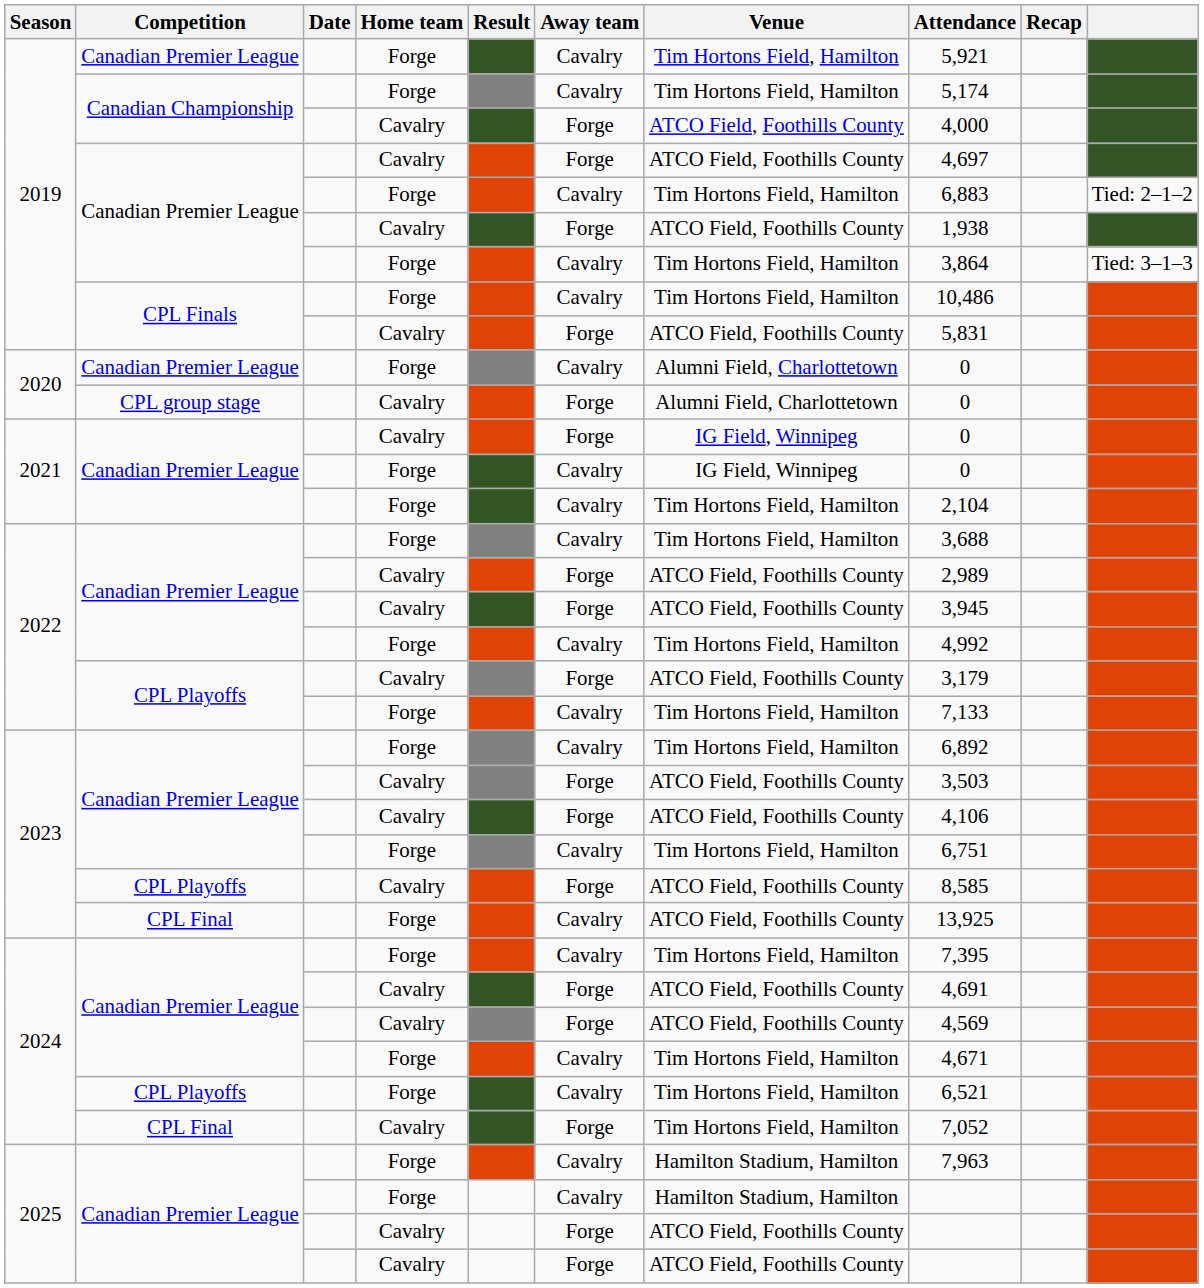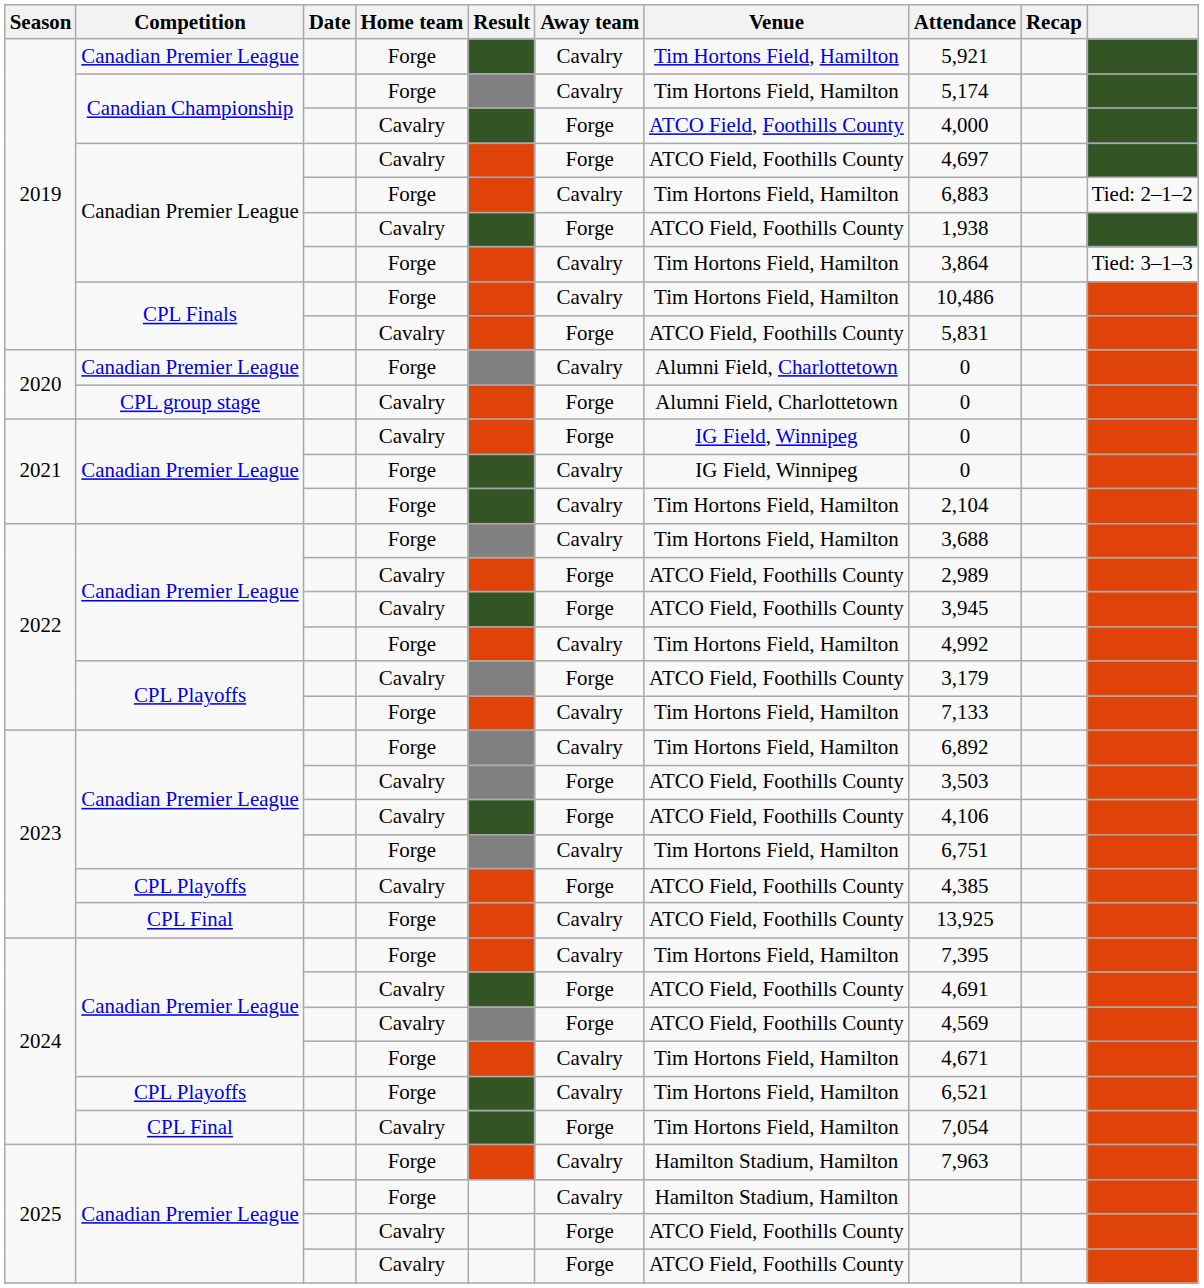(965, 885) 8,585 -> (965, 885) 4,385
(965, 1127) 7,052 -> (965, 1127) 7,054
